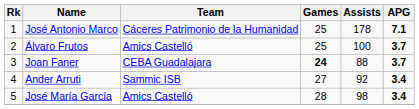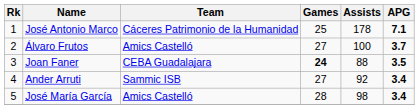(321, 46) 25 -> (321, 46) 27
(399, 63) 3.7 -> (399, 63) 3.5
